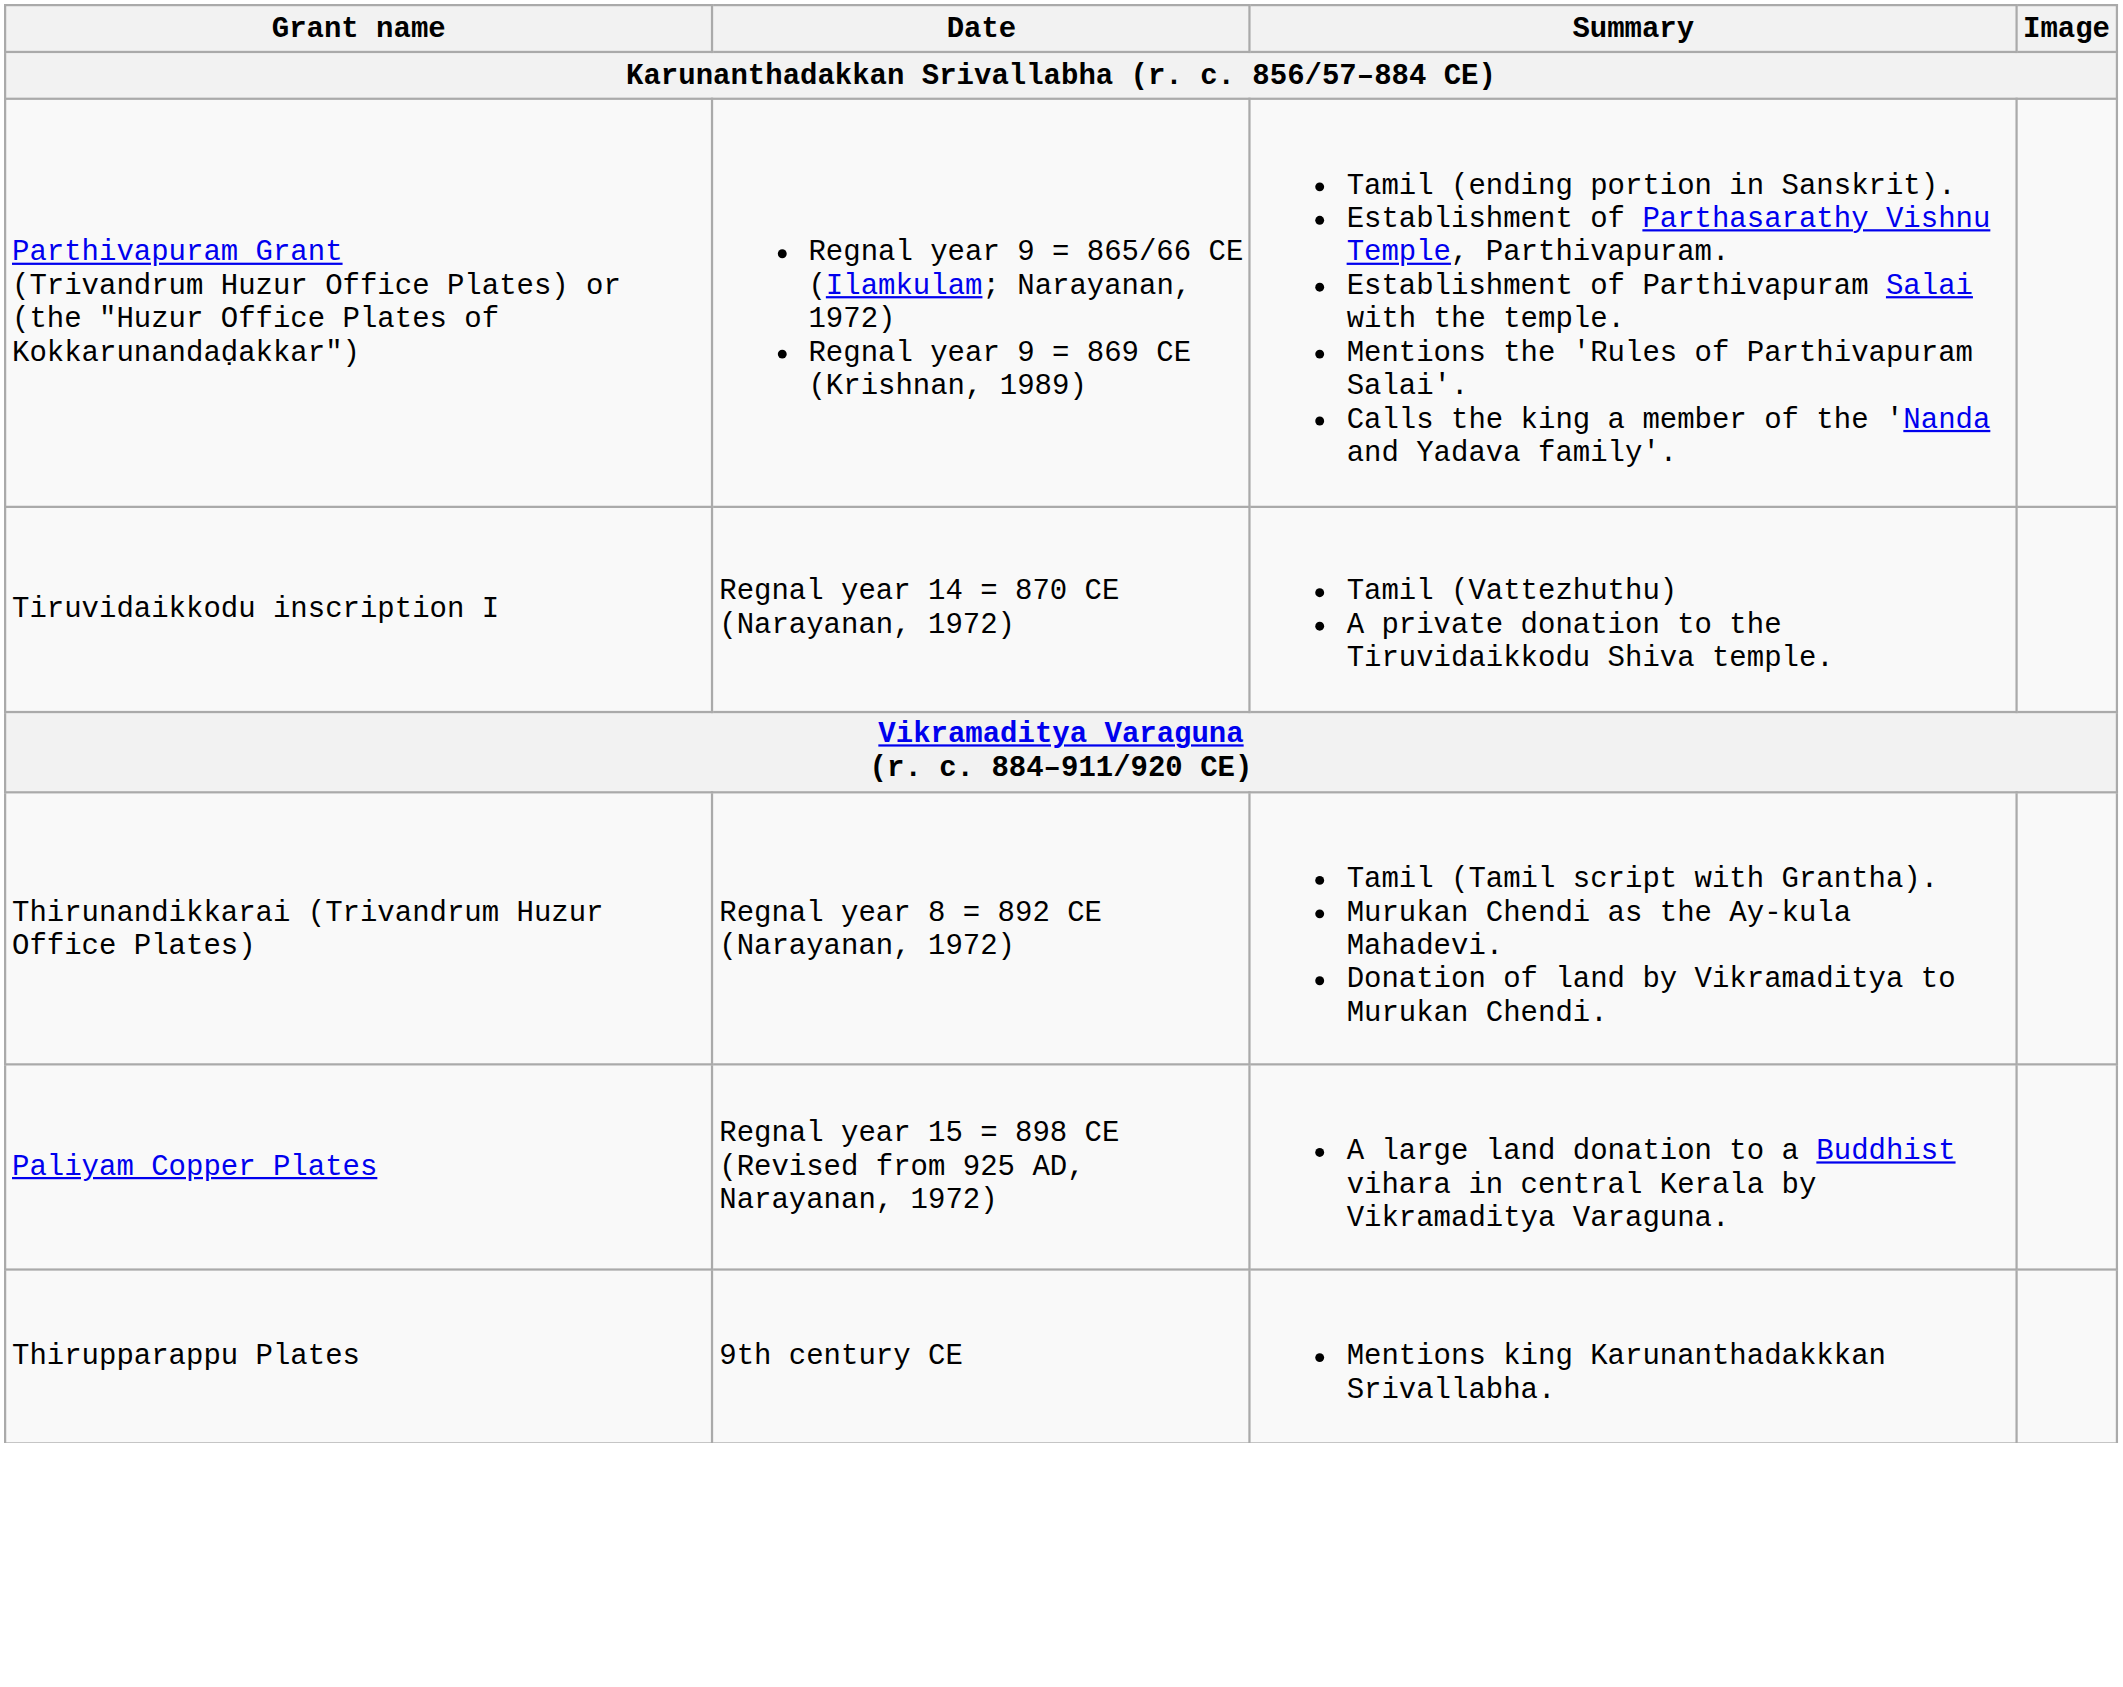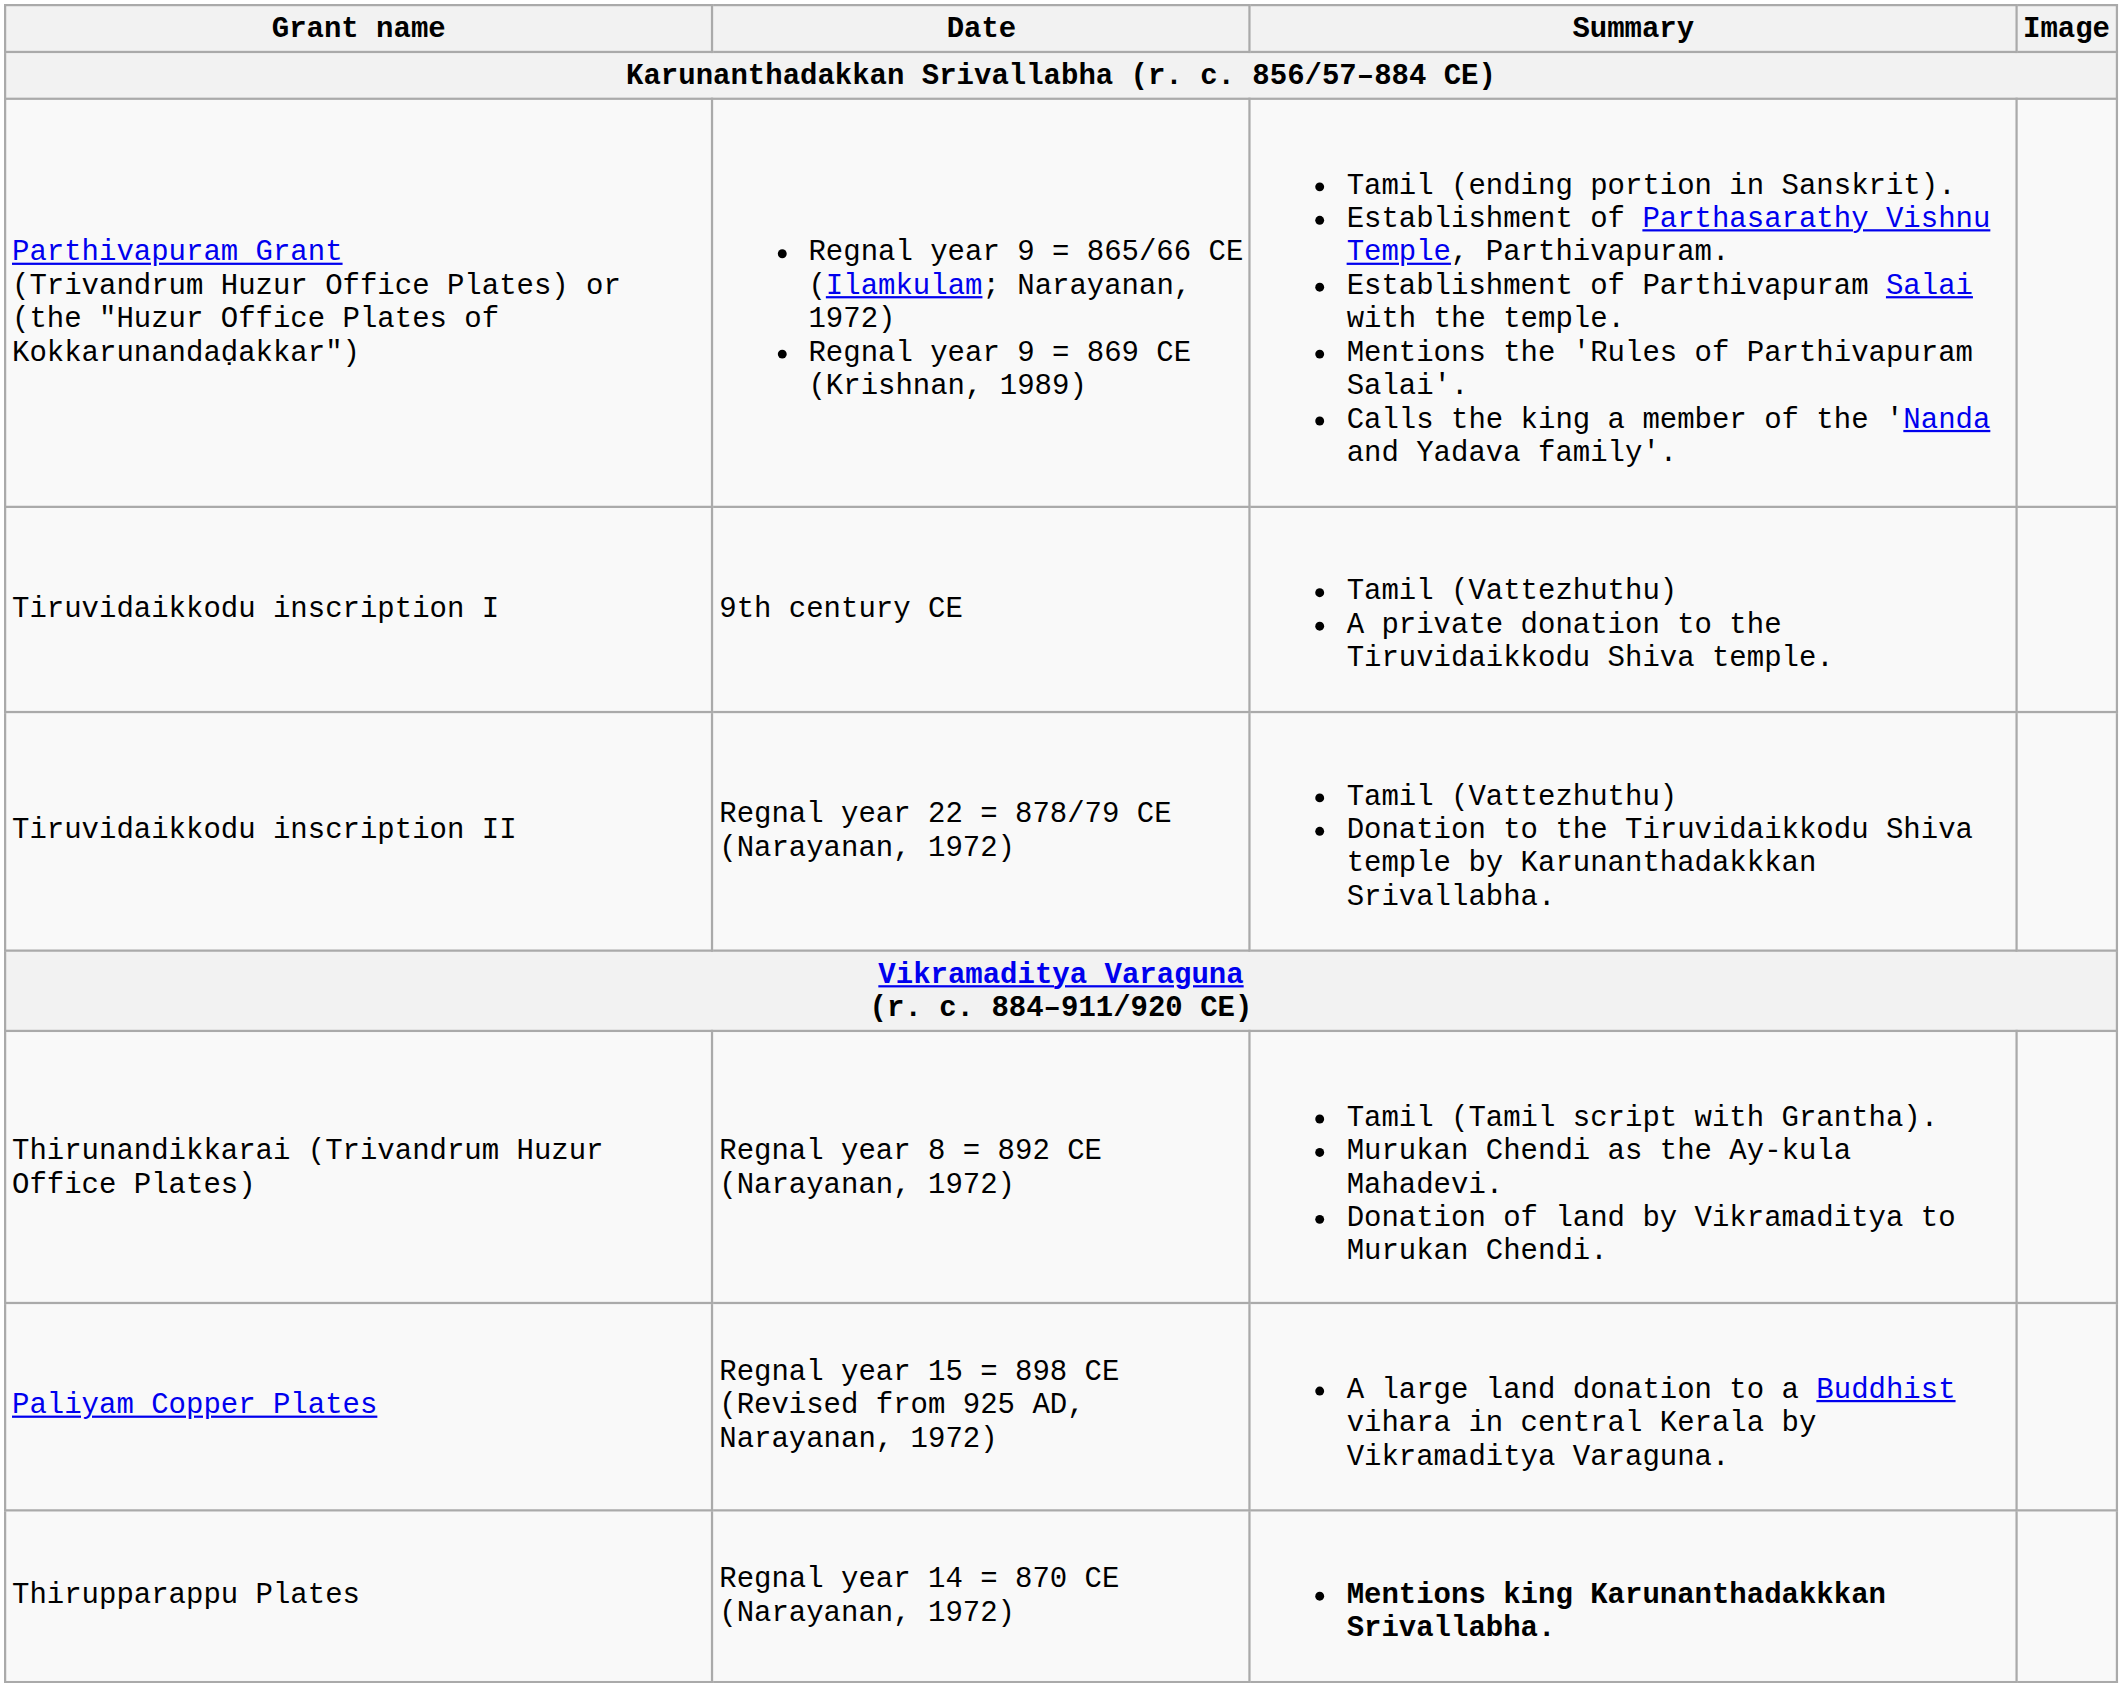(919, 609) Regnal year 14 = 870 CE (Narayanan, 1972) -> (841, 609) 9th century CE
+ row: (264, 831)
(841, 1356) 9th century CE -> (919, 1595) Regnal year 14 = 870 CE (Narayanan, 1972)
(1633, 1373) normal -> (1633, 1612) bold
